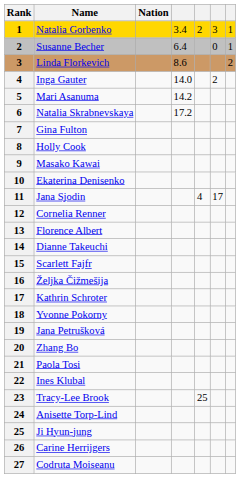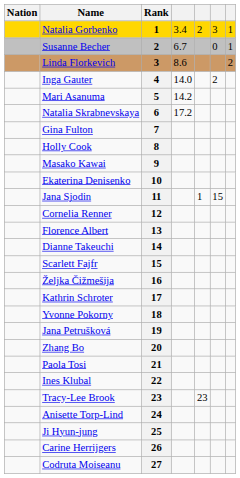columns swapped: (19, 12) <-> (153, 12)
(180, 46) 6.4 -> (180, 46) 6.7
(200, 197) 4 -> (200, 197) 1
(218, 197) 17 -> (218, 197) 15
(202, 398) 25 -> (202, 398) 23
